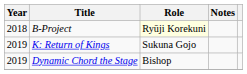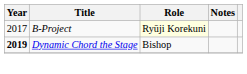(17, 28) 2018 -> (17, 28) 2017
- row: (71, 45)
(17, 61) normal -> (17, 45) bold
